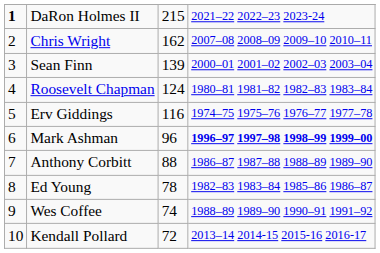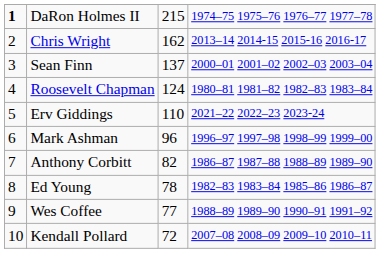(258, 16) 2021–22 2022–23 2023-24 -> (282, 16) 1974–75 1975–76 1976–77 1977–78
(282, 41) 2007–08 2008–09 2009–10 2010–11 -> (279, 41) 2013–14 2014-15 2015-16 2016-17
(173, 65) 139 -> (173, 65) 137
(173, 114) 116 -> (173, 114) 110
(282, 114) 1974–75 1975–76 1976–77 1977–78 -> (258, 114) 2021–22 2022–23 2023-24
(282, 138) bold -> (282, 138) normal
(169, 162) 88 -> (169, 162) 82
(169, 211) 74 -> (169, 211) 77
(279, 235) 2013–14 2014-15 2015-16 2016-17 -> (282, 235) 2007–08 2008–09 2009–10 2010–11
